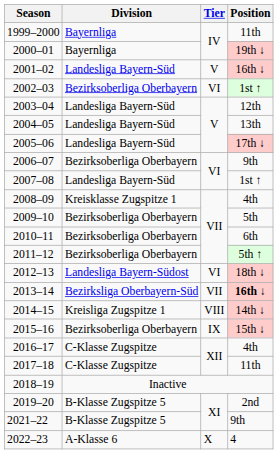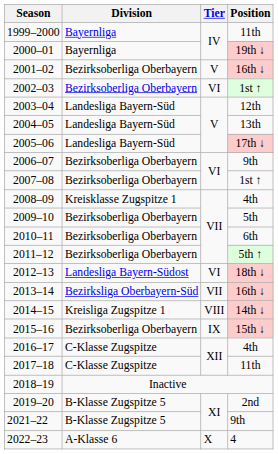(120, 69) Landesliga Bayern-Süd -> (131, 69) Bezirksoberliga Oberbayern
(120, 180) Landesliga Bayern-Süd -> (131, 180) Bezirksoberliga Oberbayern
(250, 291) bold -> (250, 291) normal
